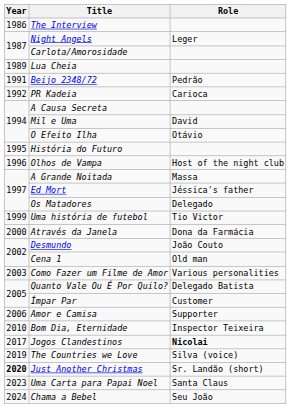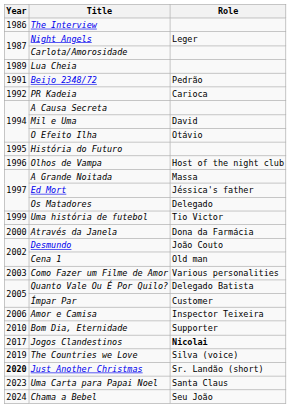(195, 314) Supporter -> (218, 314) Inspector Teixeira
(218, 328) Inspector Teixeira -> (195, 328) Supporter
